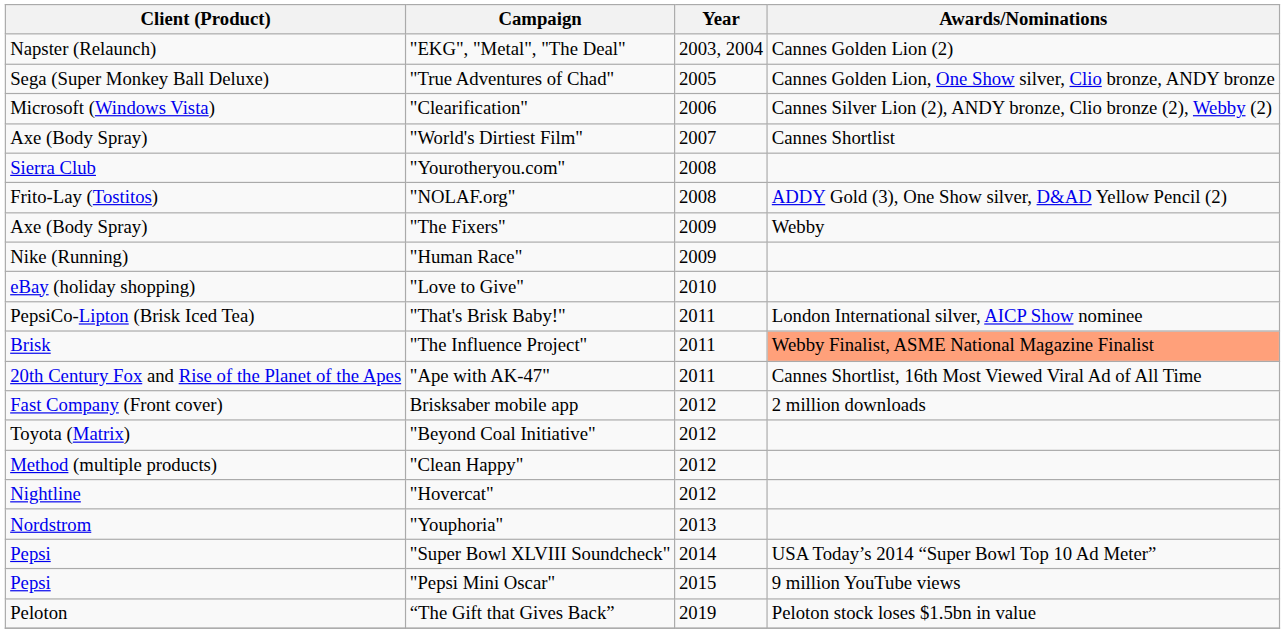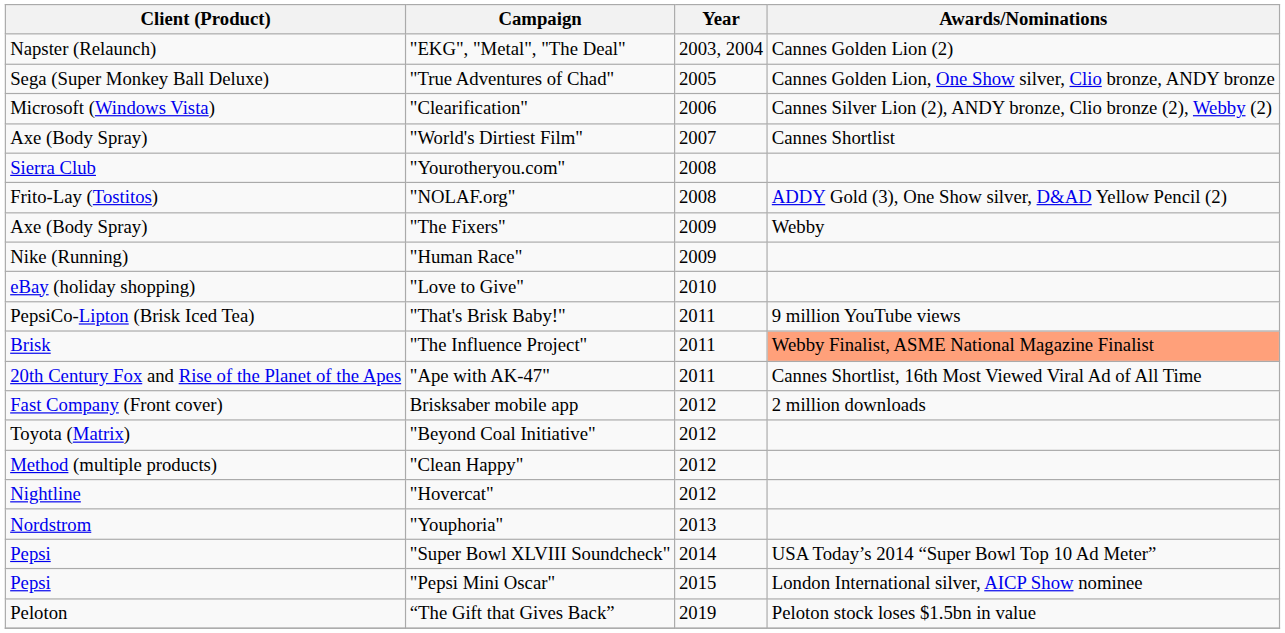(957, 316) London International silver, AICP Show nominee -> (866, 316) 9 million YouTube views
(866, 583) 9 million YouTube views -> (957, 583) London International silver, AICP Show nominee
